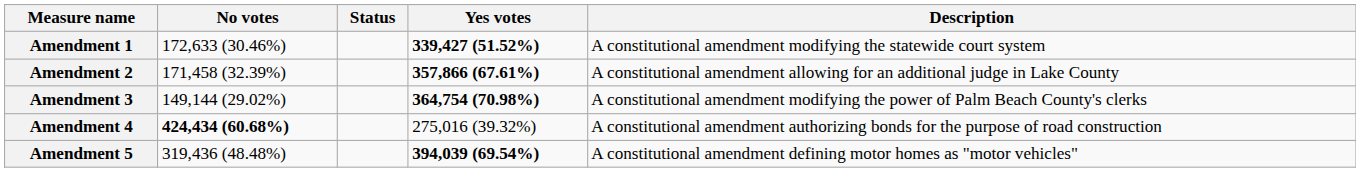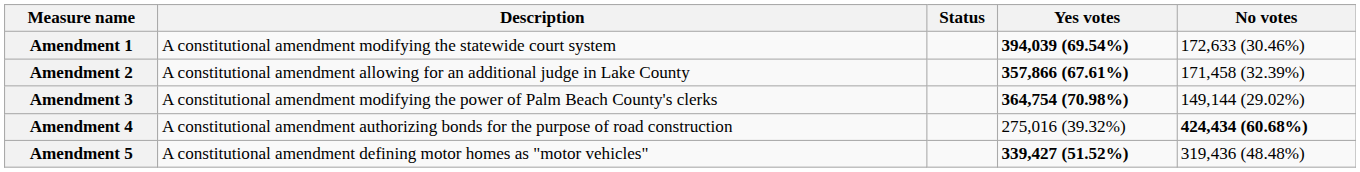columns swapped: (972, 18) <-> (248, 18)
(476, 45) 339,427 (51.52%) -> (1065, 45) 394,039 (69.54%)
(476, 153) 394,039 (69.54%) -> (1065, 153) 339,427 (51.52%)
